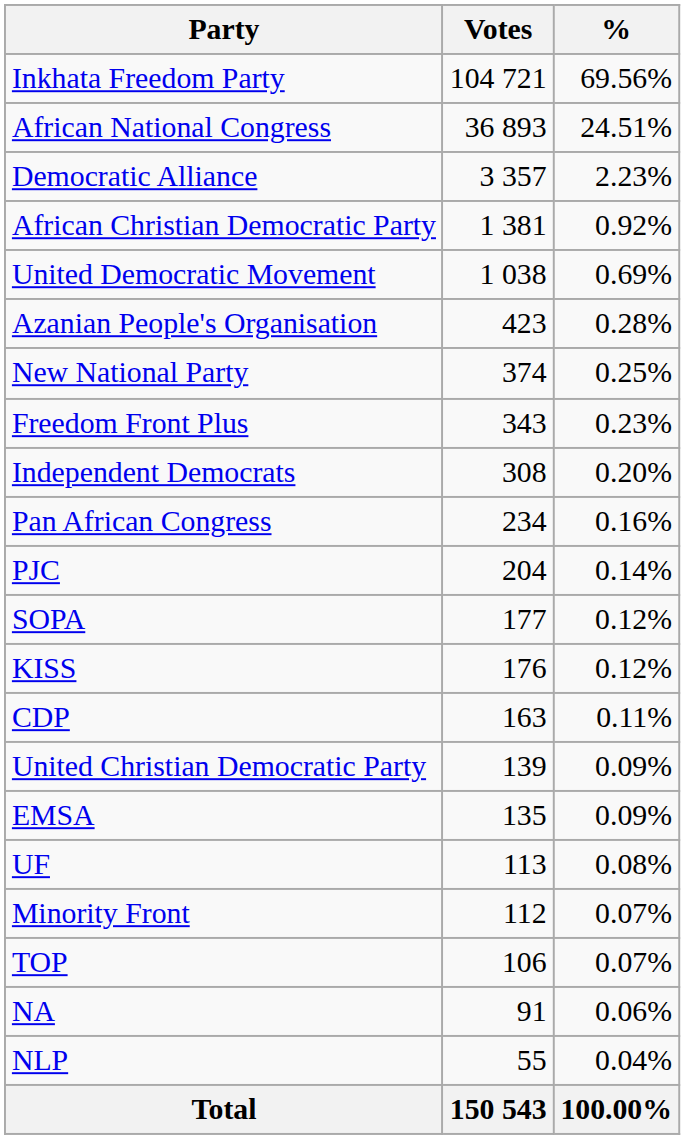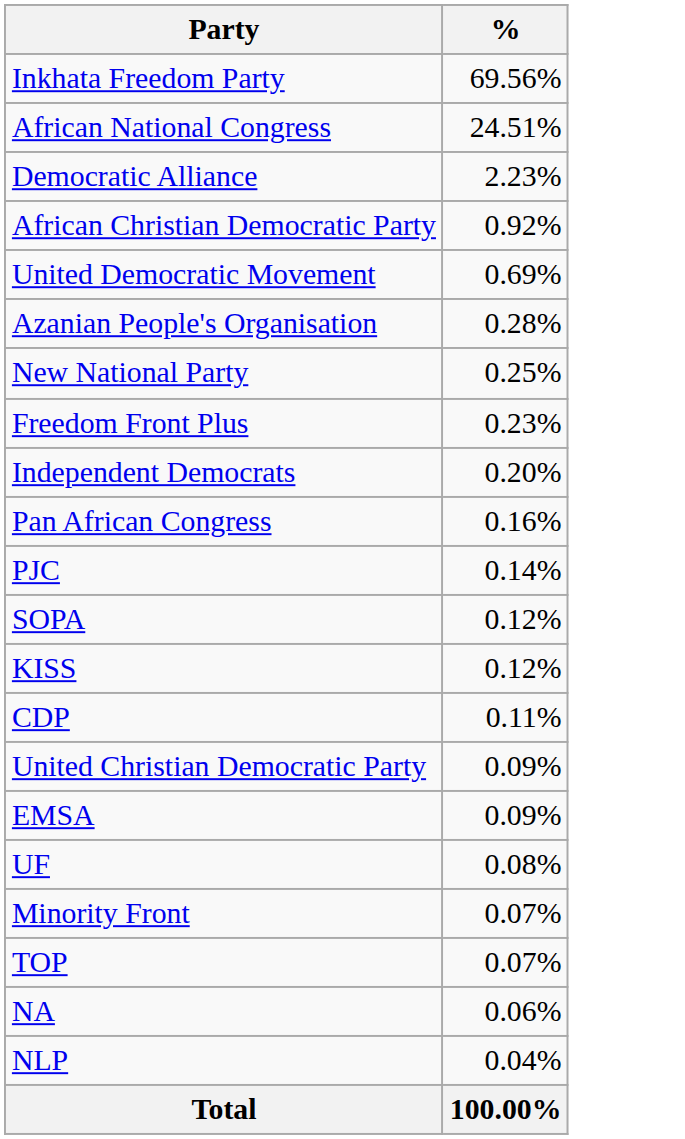- column: (498, 29)
